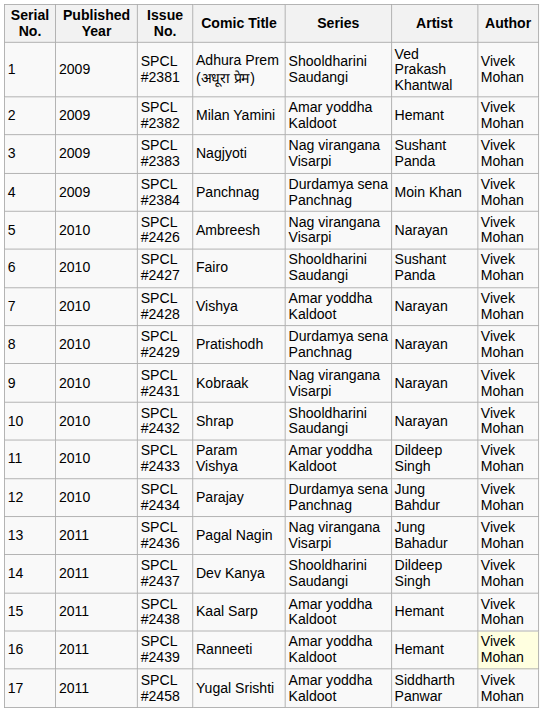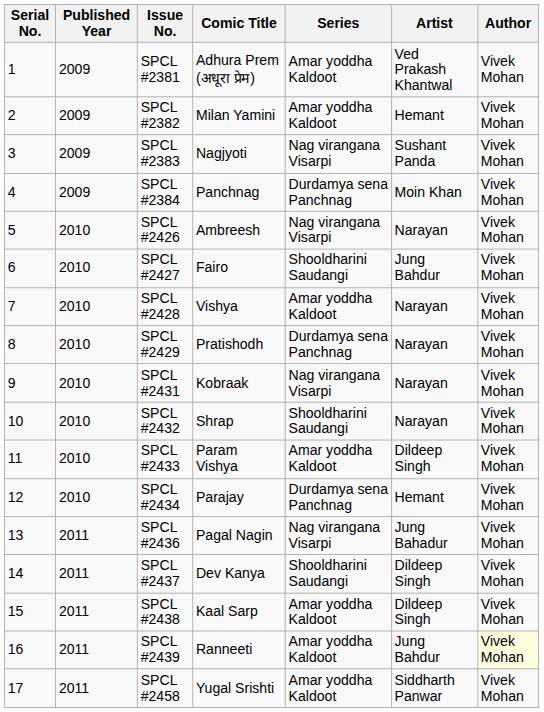(328, 69) Shooldharini Saudangi -> (330, 69) Amar yoddha Kaldoot
(420, 268) Sushant Panda -> (417, 268) Jung Bahdur
(417, 497) Jung Bahdur -> (419, 497) Hemant
(419, 611) Hemant -> (418, 611) Dildeep Singh
(419, 650) Hemant -> (417, 650) Jung Bahdur
